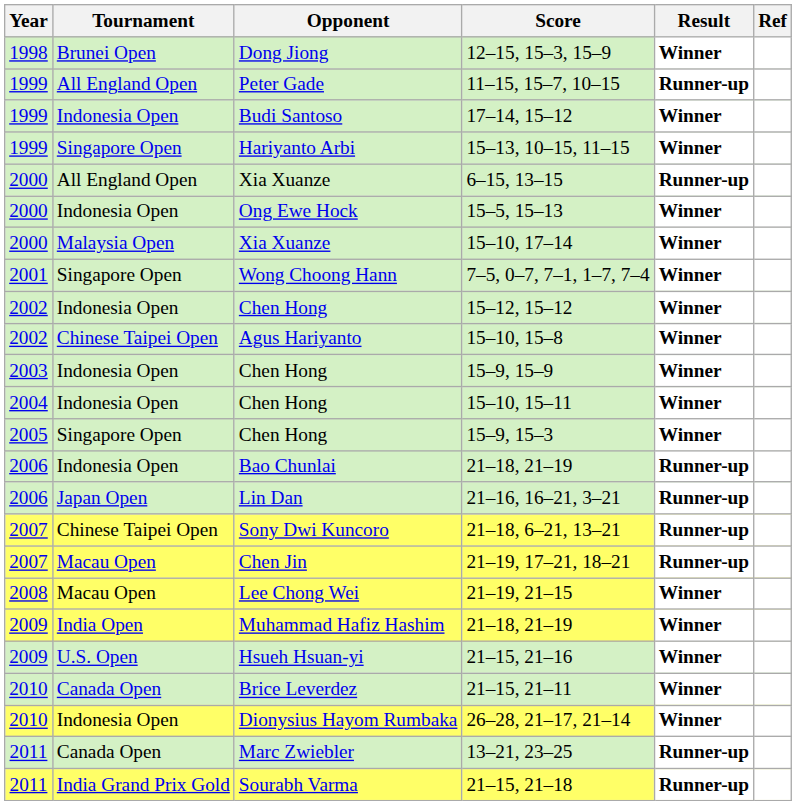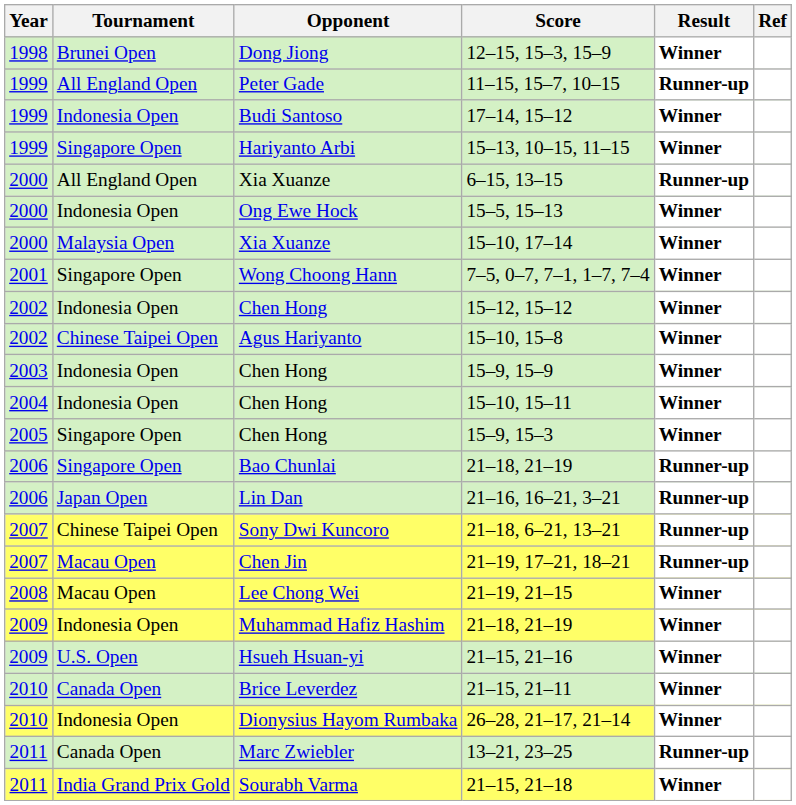(118, 466) Indonesia Open -> (119, 466) Singapore Open
(100, 625) India Open -> (118, 625) Indonesia Open
(704, 784) Runner-up -> (690, 784) Winner
